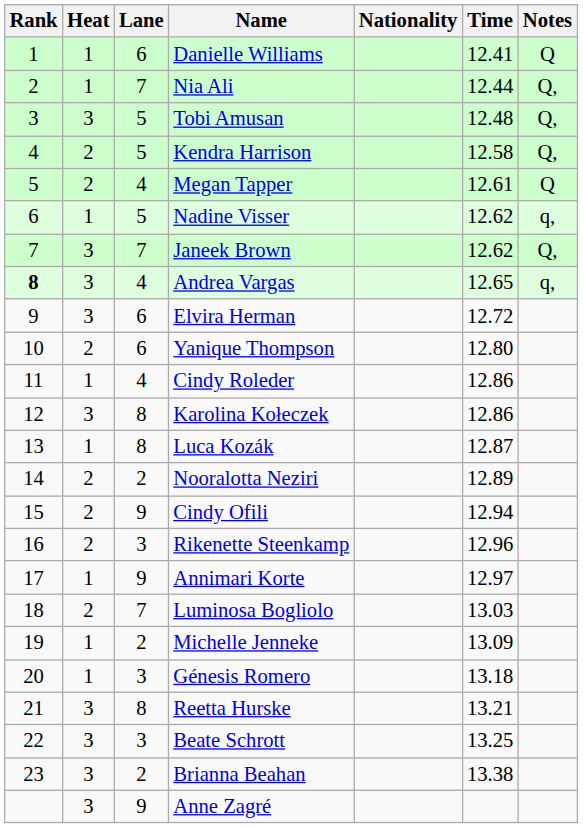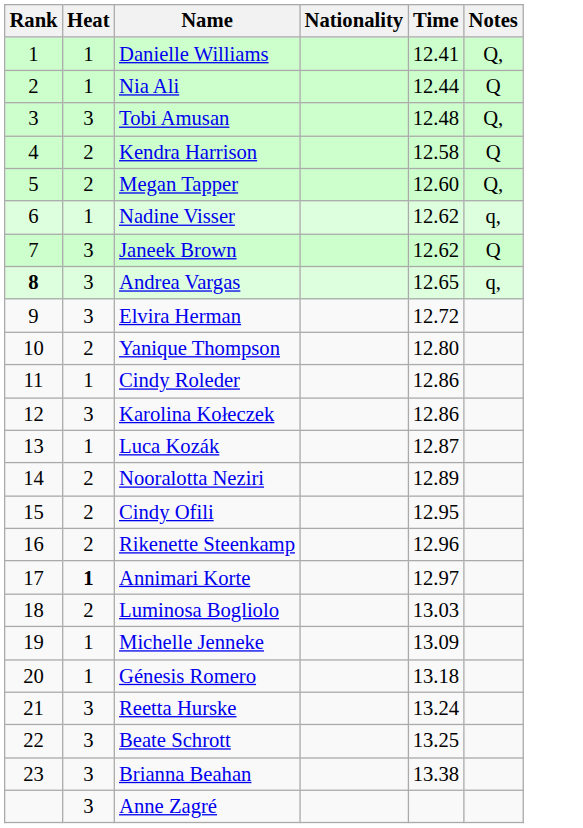- column: (141, 20)
(547, 53) Q -> (493, 53) Q,
(547, 86) Q, -> (493, 86) Q
(547, 151) Q, -> (493, 151) Q
(490, 184) 12.61 -> (436, 184) 12.60
(547, 184) Q -> (493, 184) Q,
(547, 250) Q, -> (493, 250) Q
(490, 511) 12.94 -> (436, 511) 12.95
(88, 577) normal -> (88, 577) bold
(490, 708) 13.21 -> (436, 708) 13.24
